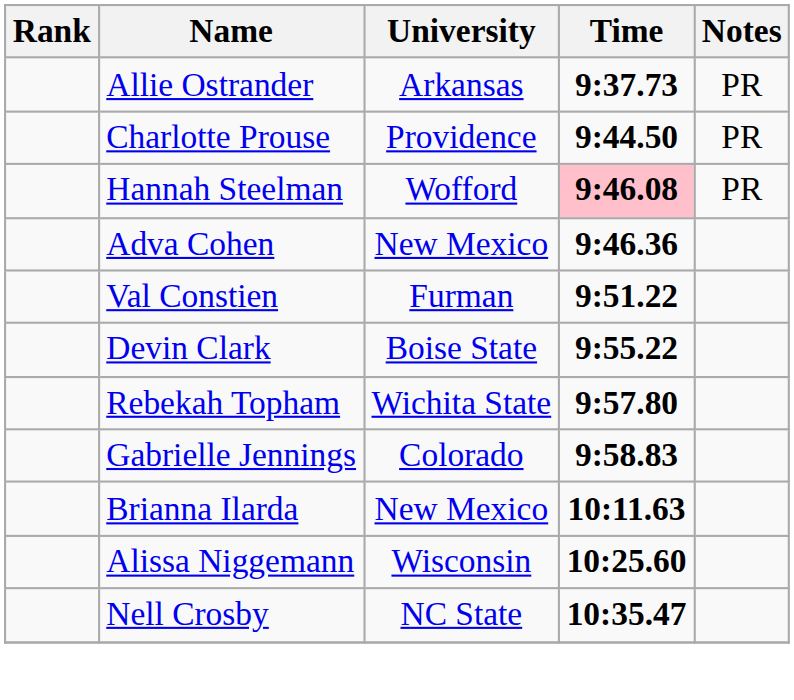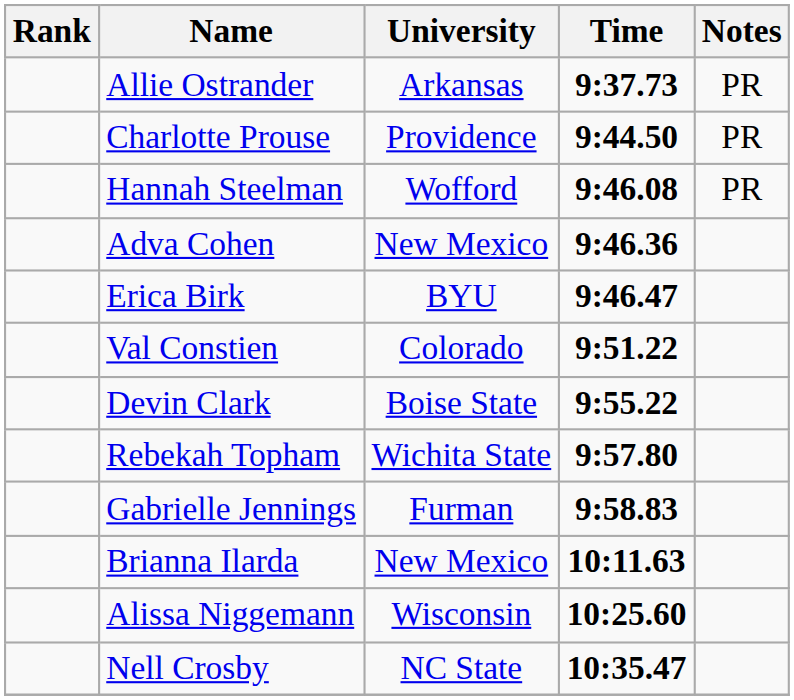(627, 190) pink background -> (627, 190) no background
+ row: (175, 296)
(461, 296) Furman -> (461, 349) Colorado
(461, 455) Colorado -> (461, 508) Furman
